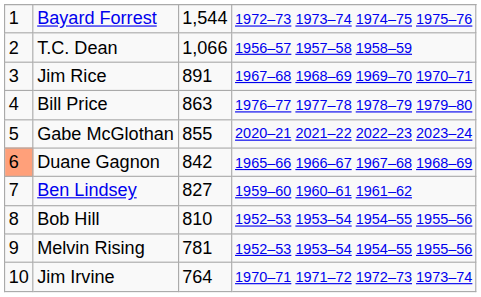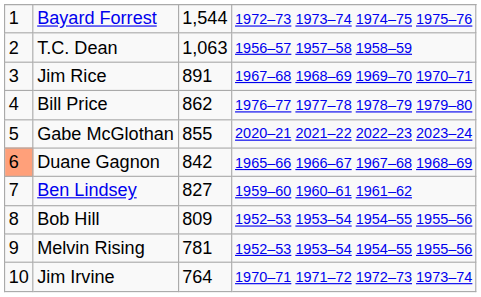(205, 47) 1,066 -> (205, 47) 1,063
(197, 104) 863 -> (197, 104) 862
(197, 219) 810 -> (197, 219) 809
